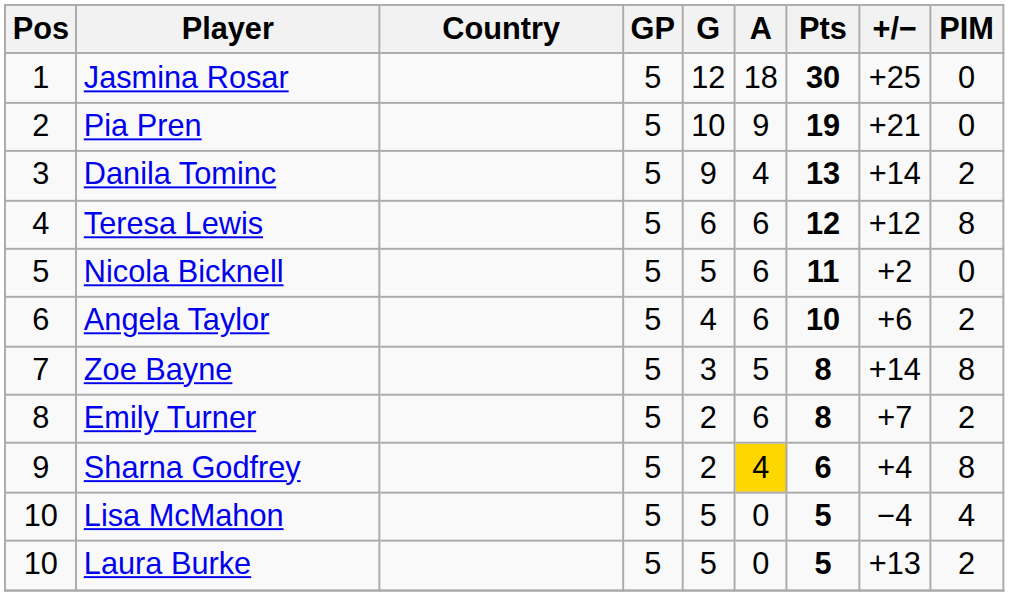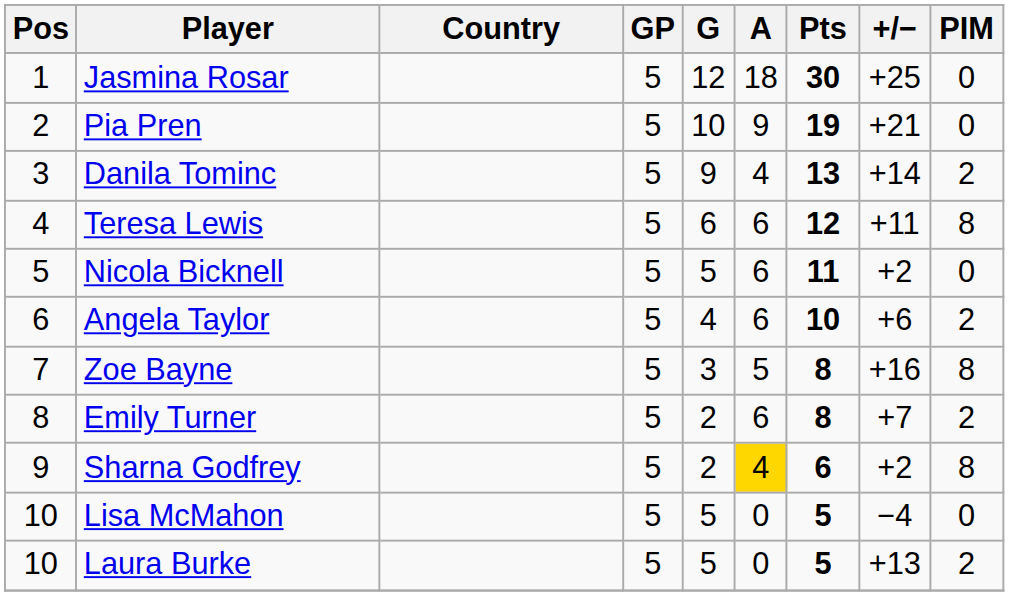(895, 223) +12 -> (895, 223) +11
(895, 369) +14 -> (895, 369) +16
(895, 467) +4 -> (895, 467) +2
(967, 516) 4 -> (967, 516) 0
